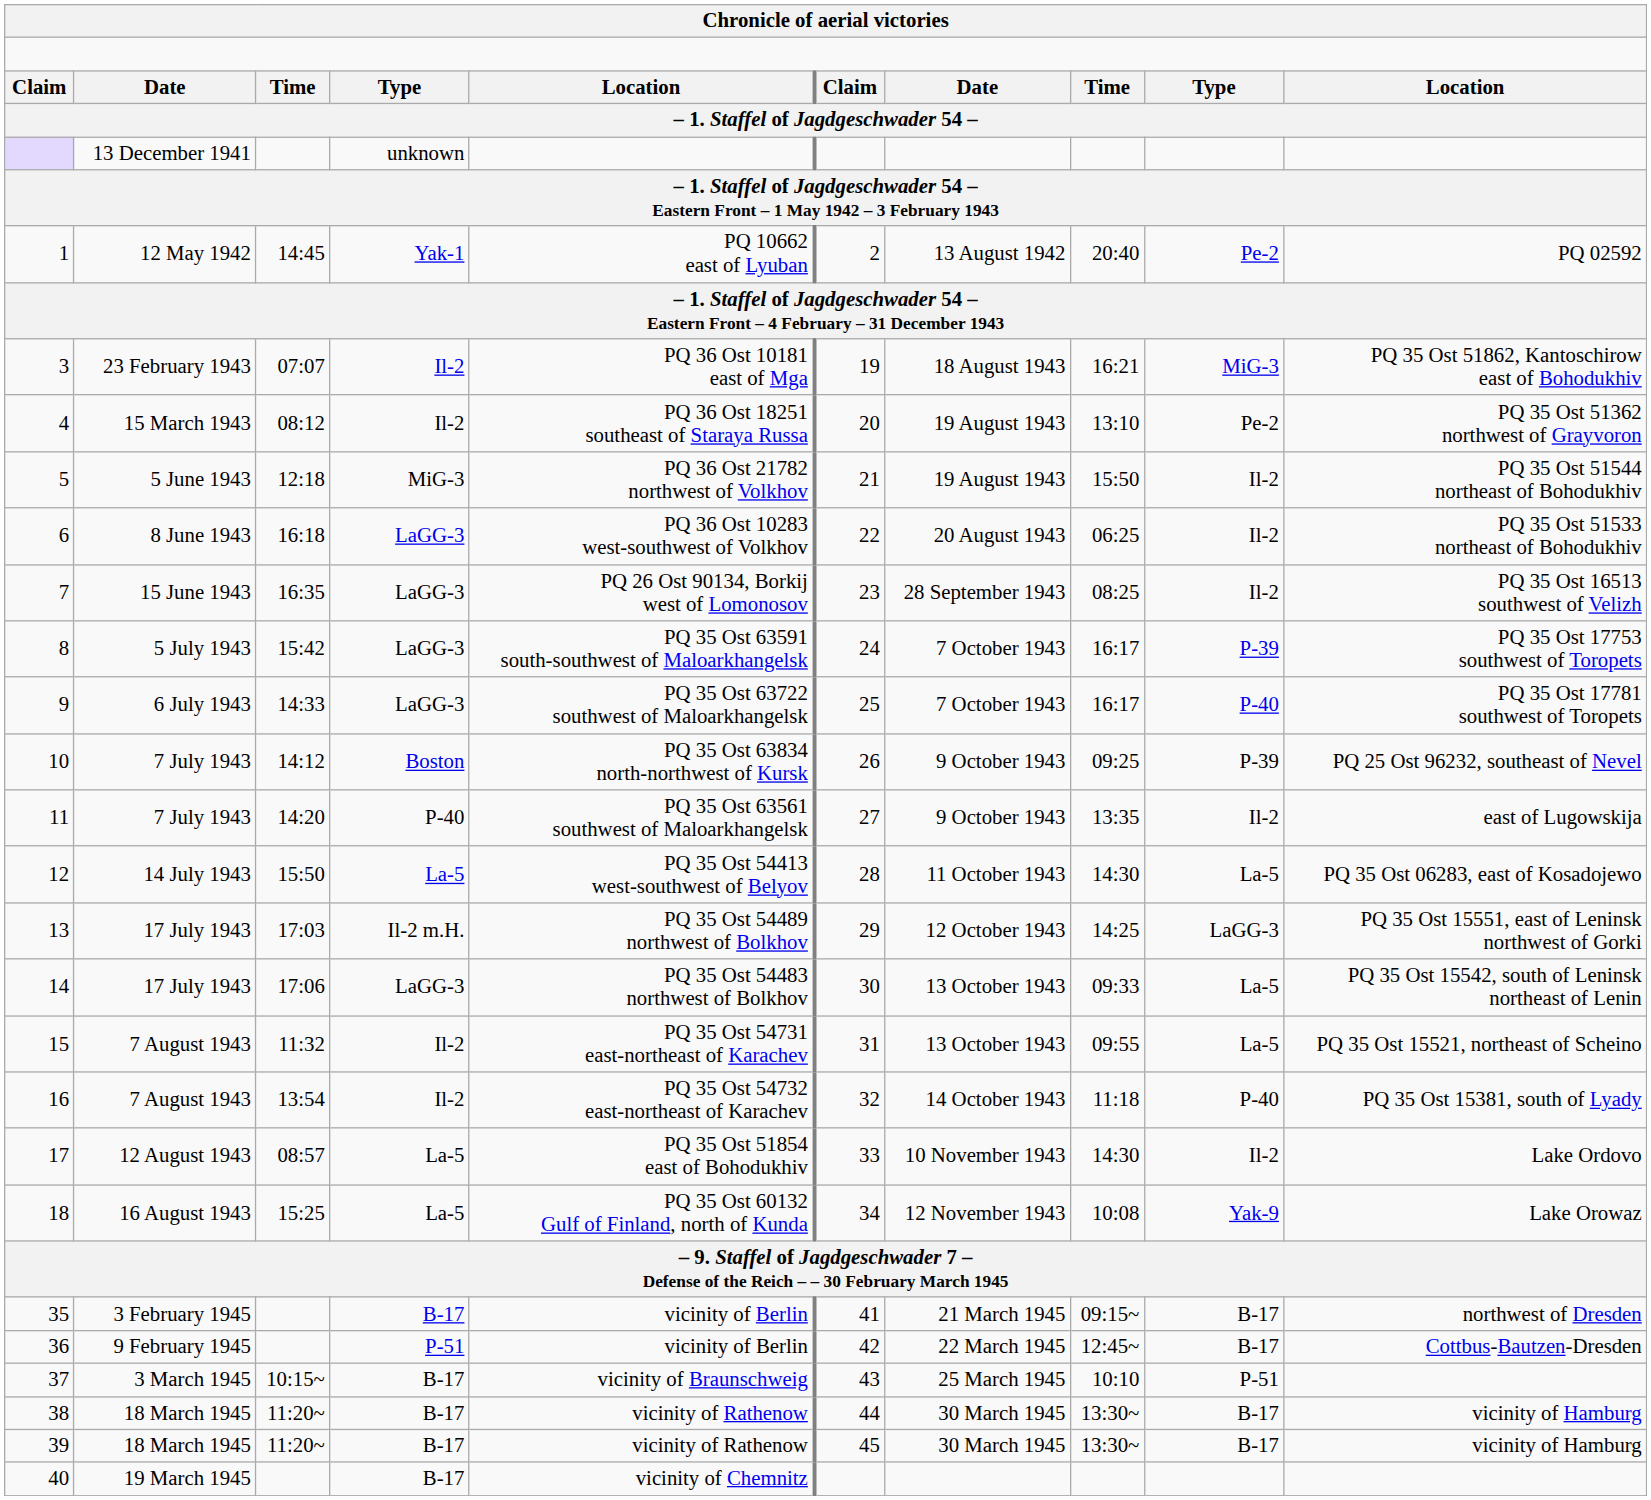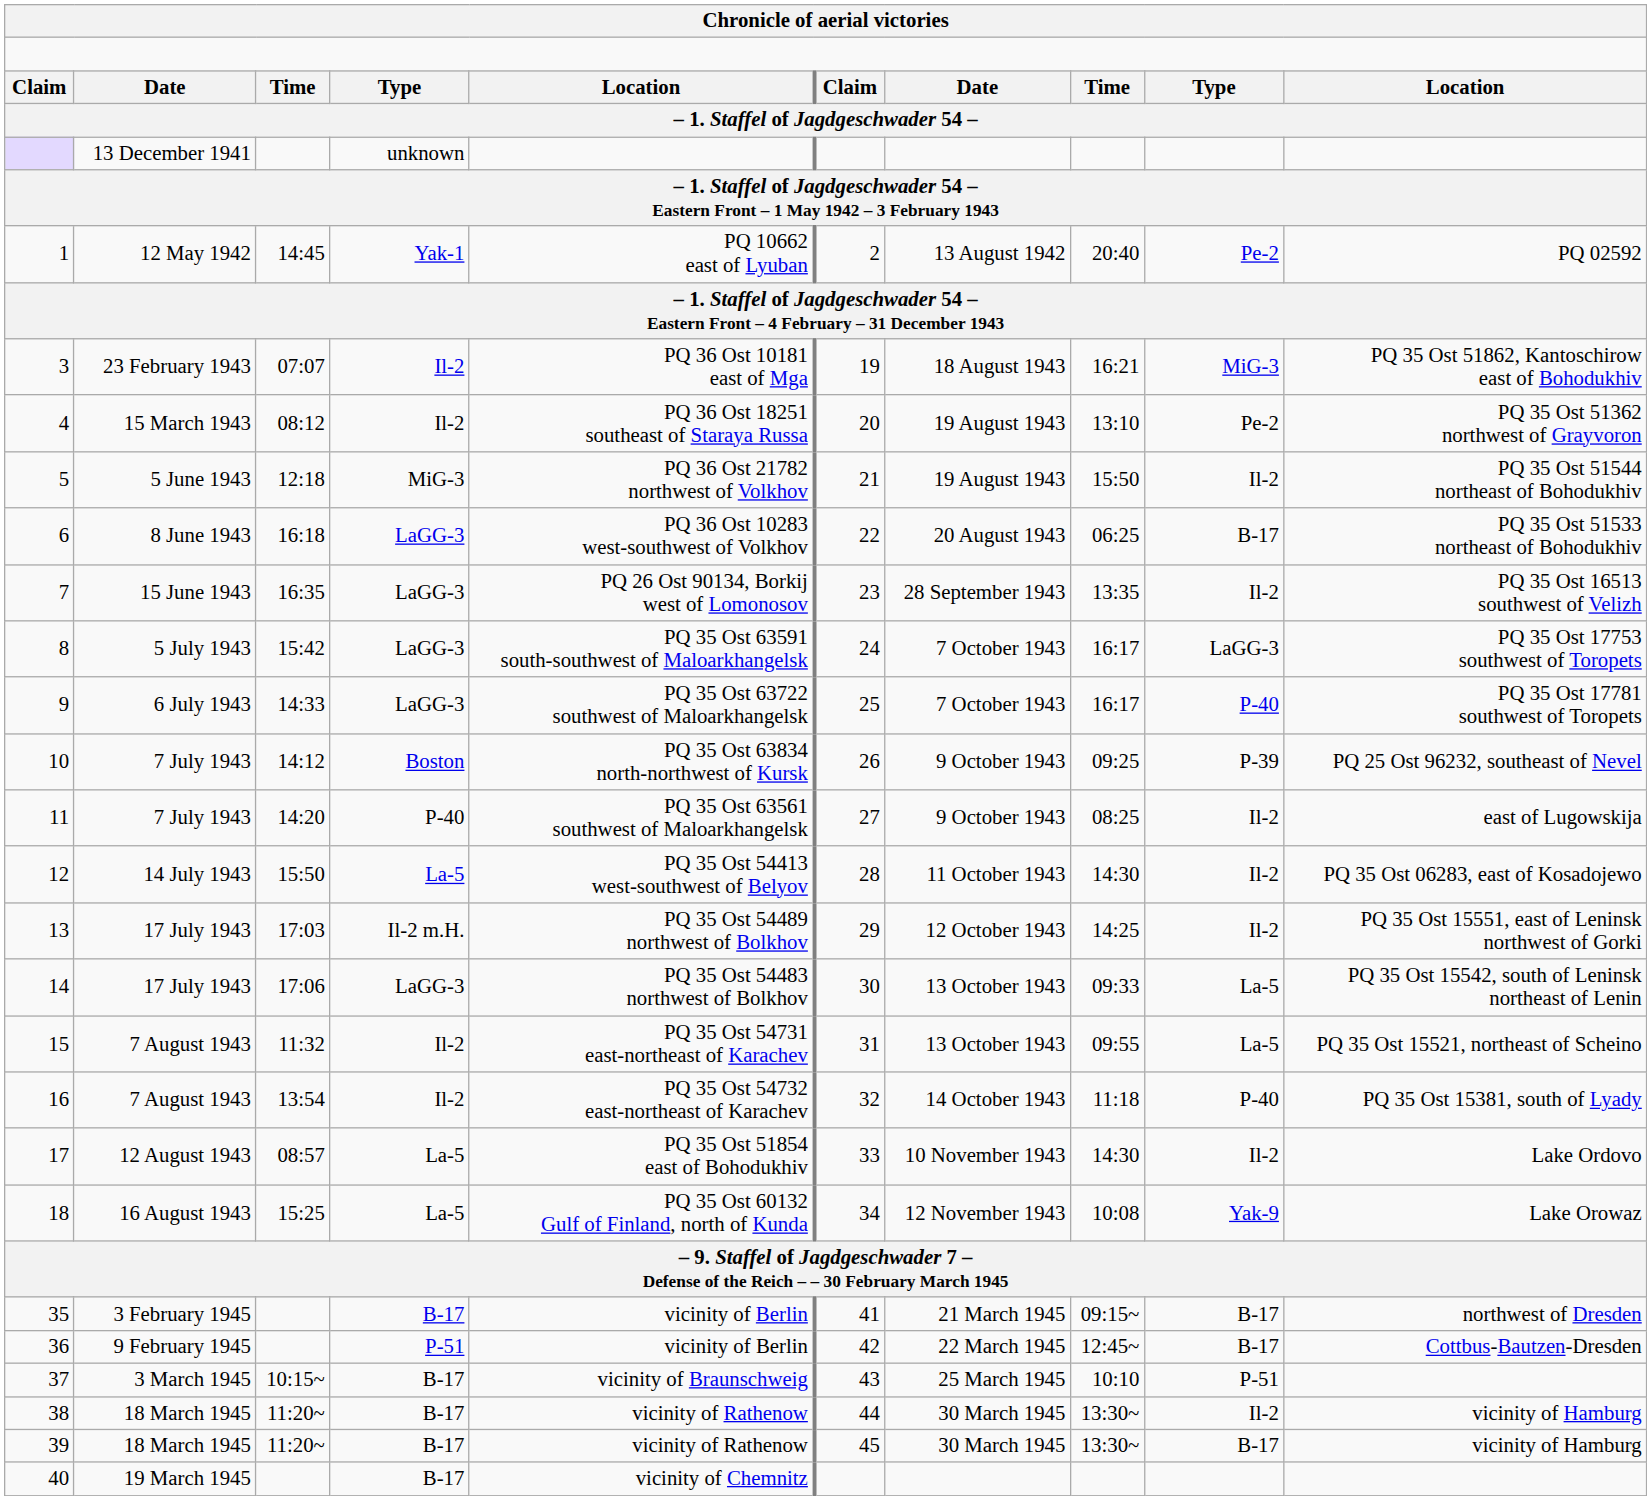(1264, 535) Il-2 -> (1258, 535) B-17
(1116, 592) 08:25 -> (1116, 592) 13:35
(1259, 648) P-39 -> (1244, 648) LaGG-3
(1116, 817) 13:35 -> (1116, 817) 08:25
(1259, 874) La-5 -> (1264, 874) Il-2
(1244, 930) LaGG-3 -> (1264, 930) Il-2
(1258, 1412) B-17 -> (1264, 1412) Il-2
